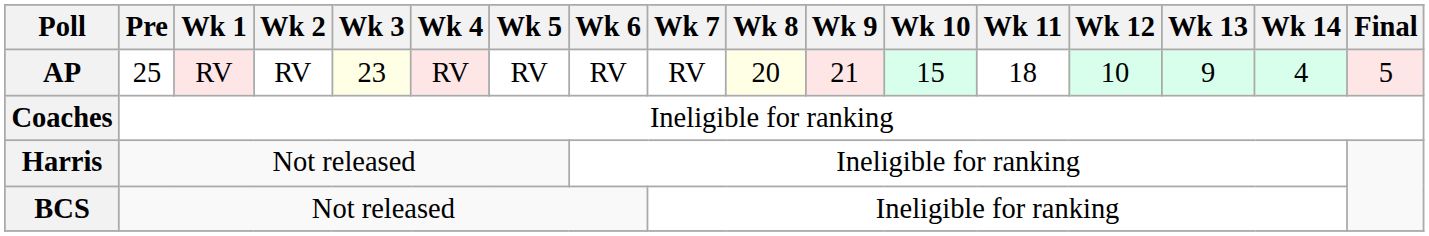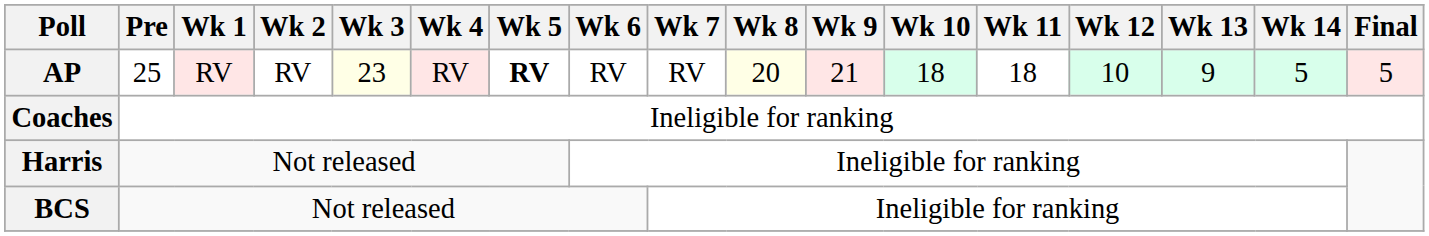(529, 72) normal -> (529, 72) bold
(930, 72) 15 -> (930, 72) 18
(1301, 72) 4 -> (1301, 72) 5
